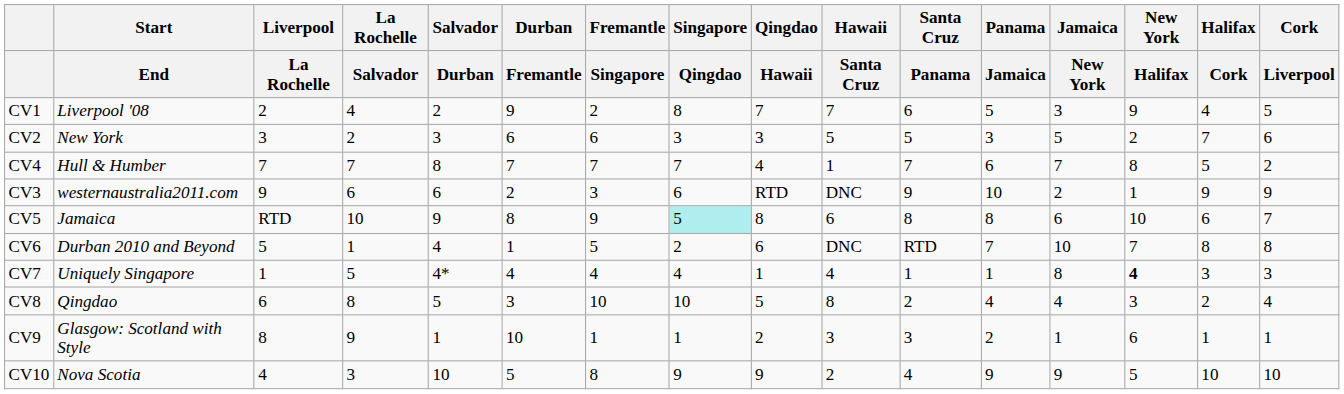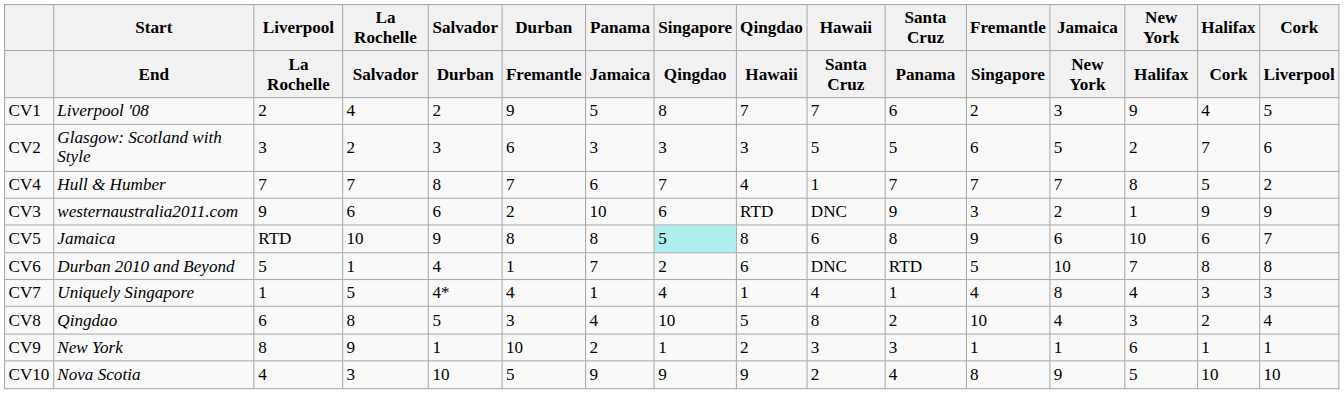columns swapped: (627, 74) <-> (1015, 74)
(90, 138) New York -> (140, 147) Glasgow: Scotland with Style
(1133, 273) bold -> (1133, 293) normal
(140, 337) Glasgow: Scotland with Style -> (90, 347) New York
